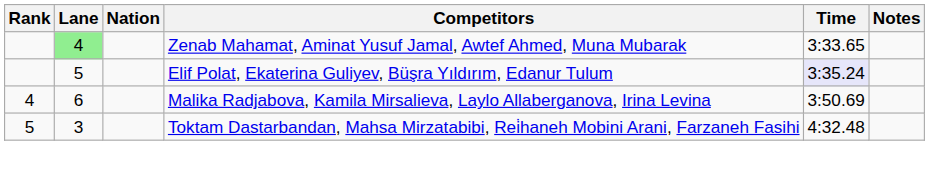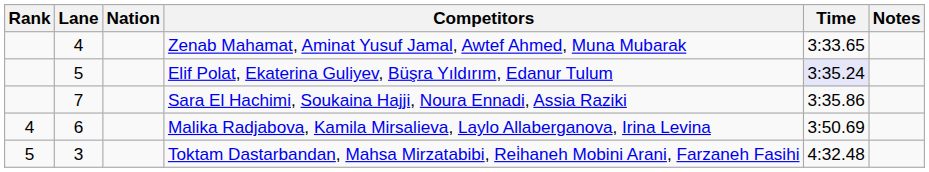(79, 46) lightgreen background -> (79, 46) no background
+ row: (397, 100)
